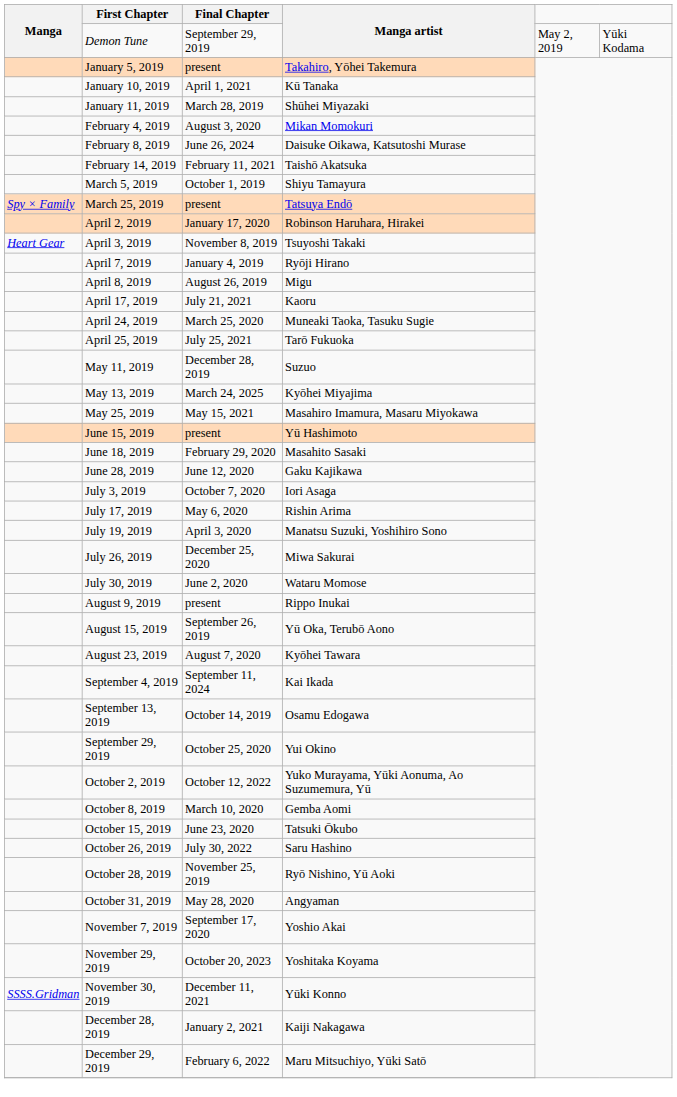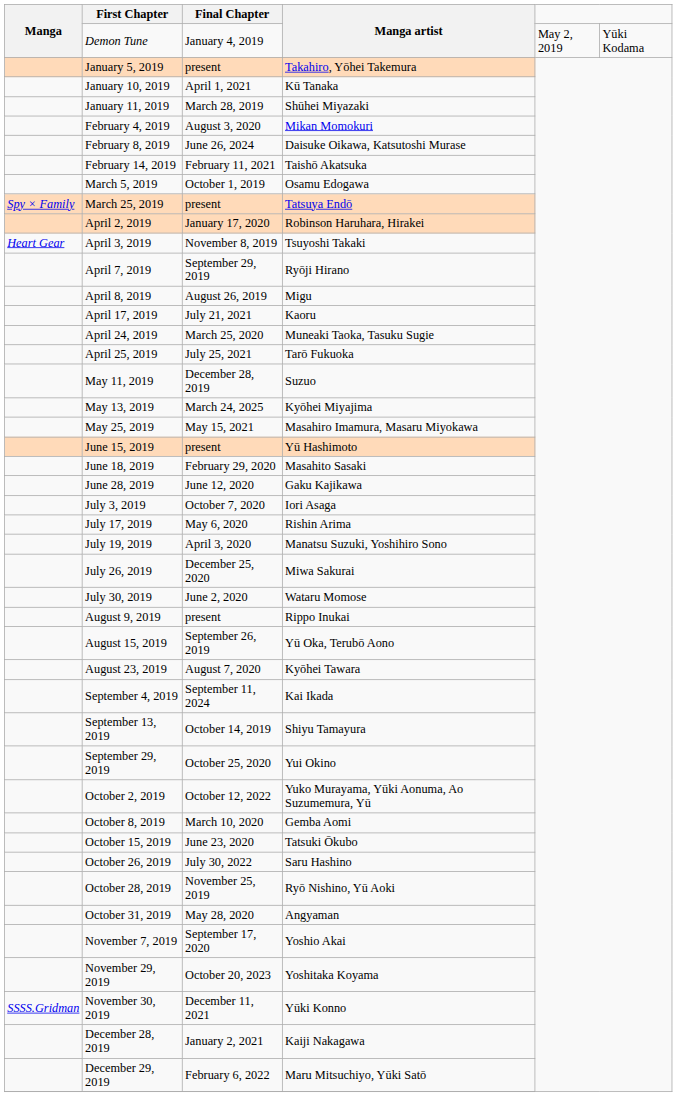(221, 40) September 29, 2019 -> (224, 40) January 4, 2019
(325, 184) Shiyu Tamayura -> (327, 184) Osamu Edogawa
(224, 262) January 4, 2019 -> (221, 269) September 29, 2019
(327, 715) Osamu Edogawa -> (325, 729) Shiyu Tamayura
